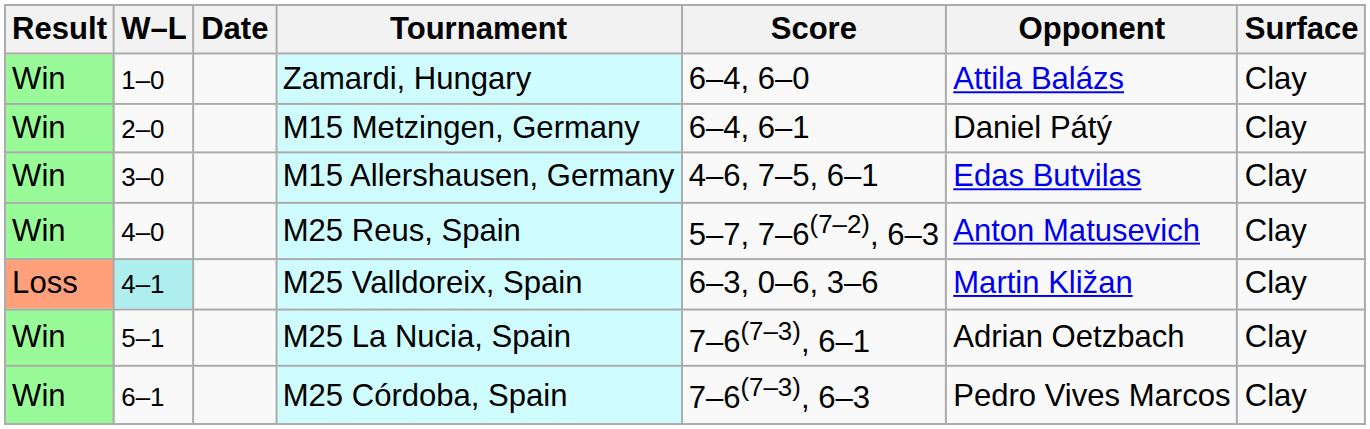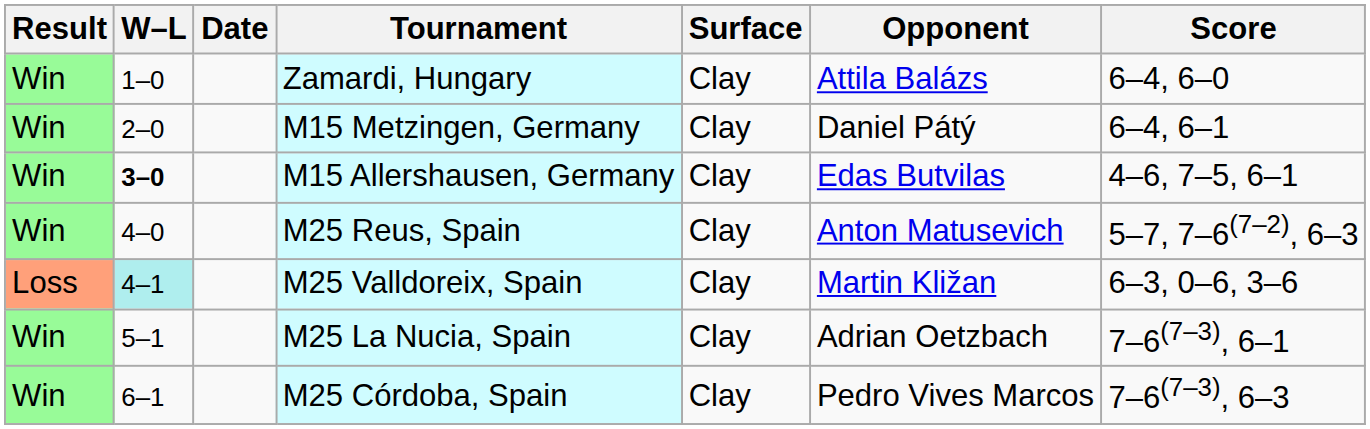columns swapped: (1302, 29) <-> (814, 29)
(143, 178) normal -> (143, 176) bold
